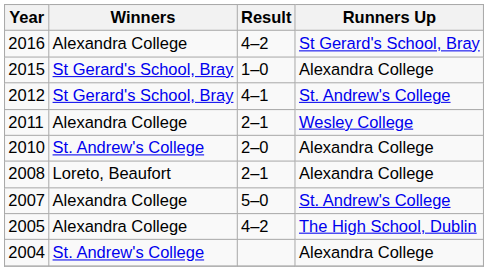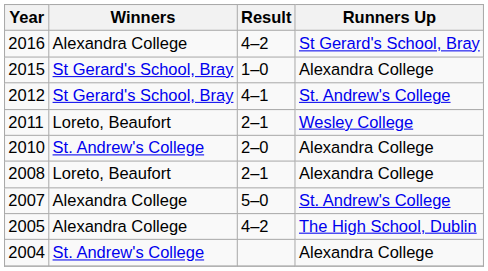(120, 122) Alexandra College -> (112, 122) Loreto, Beaufort
